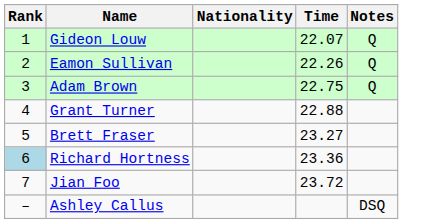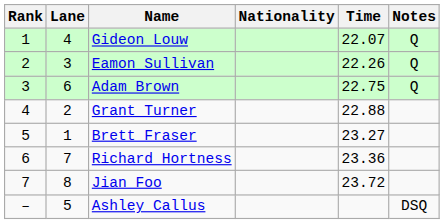+ column: (67, 16)
(26, 159) lightblue background -> (26, 159) no background
